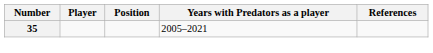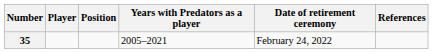+ column: (315, 18)
